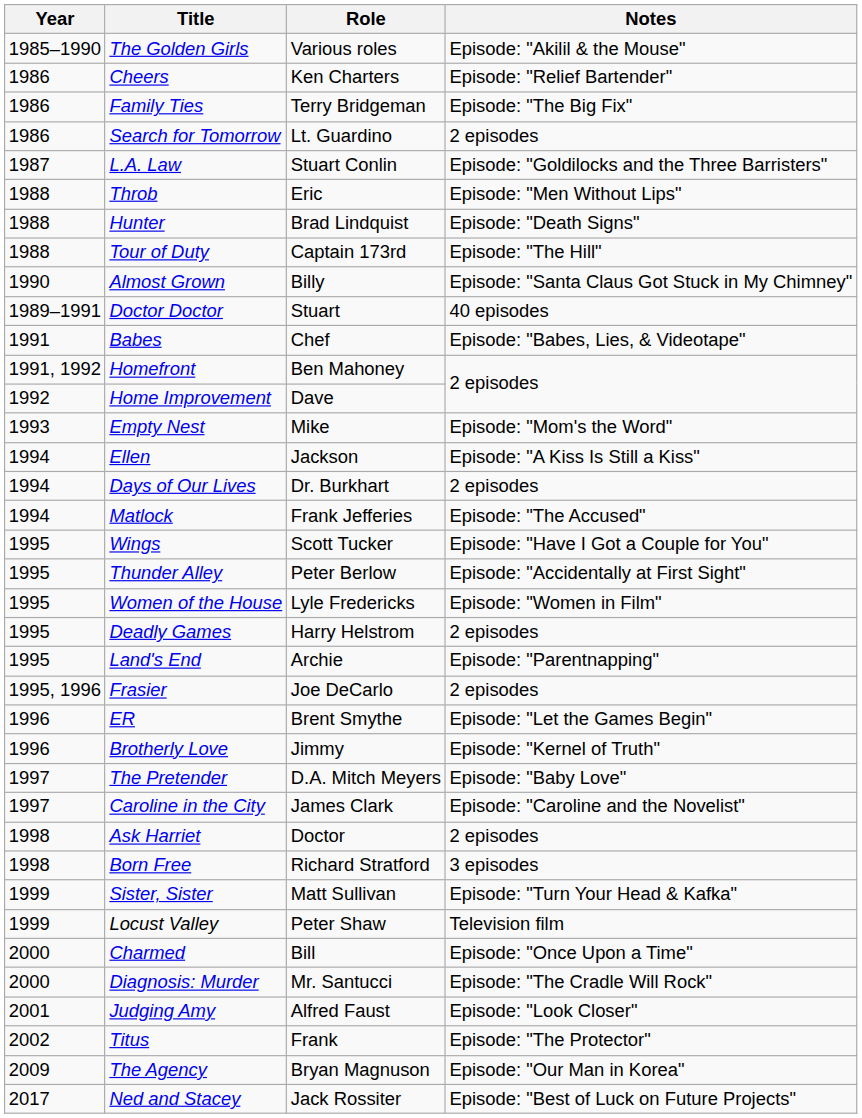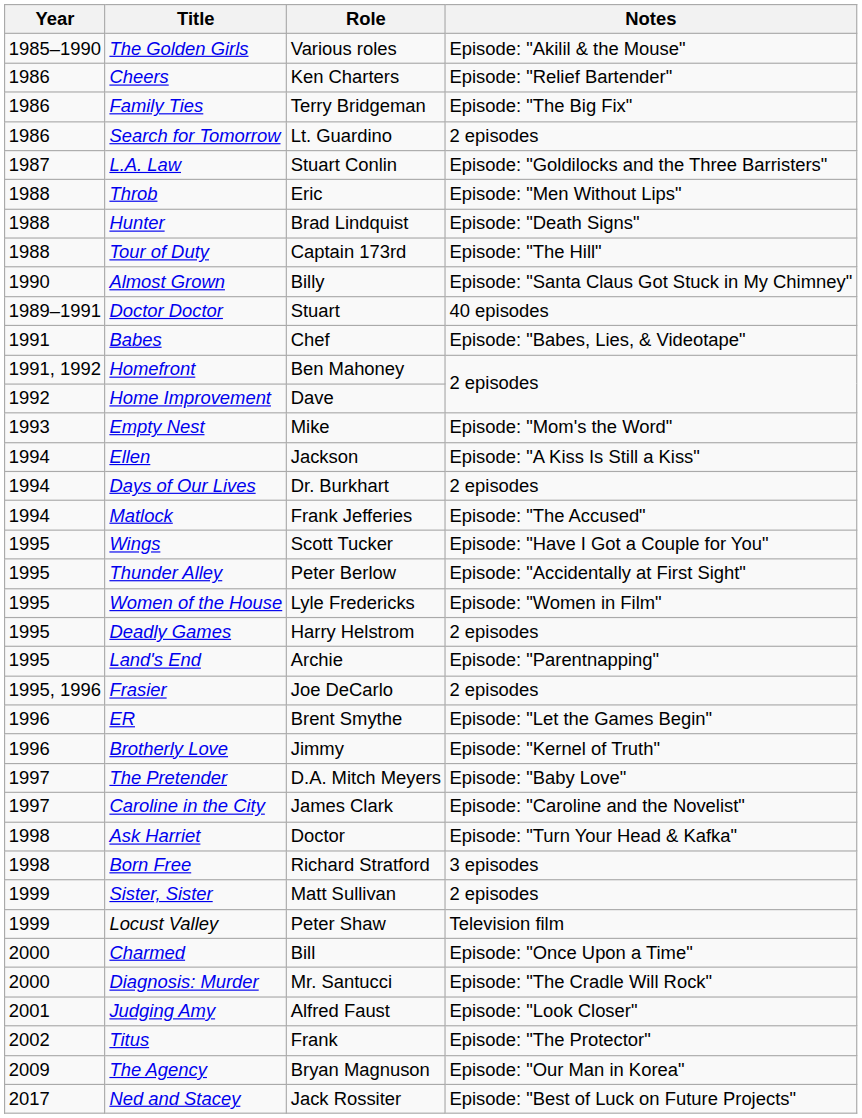(494, 836) 2 episodes -> (593, 836) Episode: "Turn Your Head & Kafka"
(593, 894) Episode: "Turn Your Head & Kafka" -> (494, 894) 2 episodes
